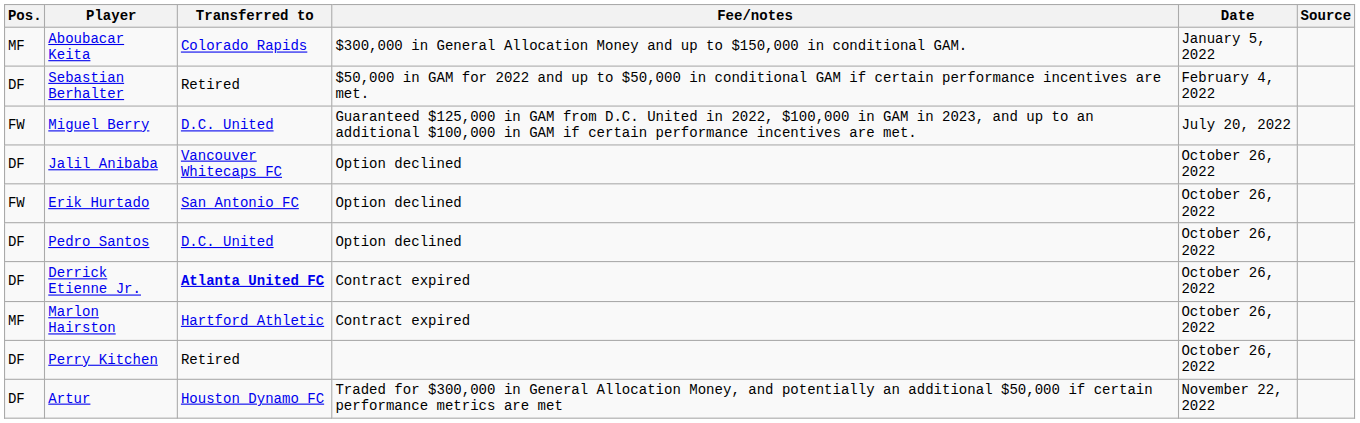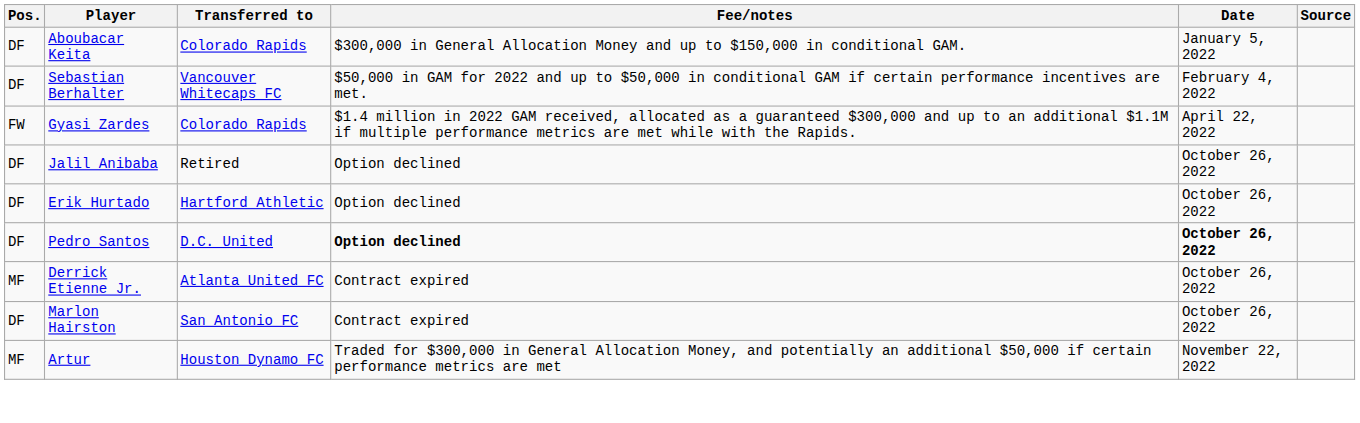(16, 47) MF -> (16, 47) DF
(210, 86) Retired -> (231, 86) Vancouver Whitecaps FC
+ row: (99, 125)
- row: (99, 125)
(231, 164) Vancouver Whitecaps FC -> (210, 164) Retired
(16, 203) FW -> (16, 203) DF
(240, 203) San Antonio FC -> (252, 203) Hartford Athletic
(399, 242) normal -> (397, 242) bold
(1228, 242) normal -> (1228, 242) bold
(16, 281) DF -> (16, 281) MF
(253, 281) bold -> (252, 281) normal
(16, 321) MF -> (16, 321) DF
(253, 321) Hartford Athletic -> (239, 321) San Antonio FC
- row: (103, 360)
(16, 399) DF -> (16, 360) MF
